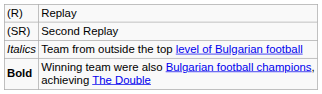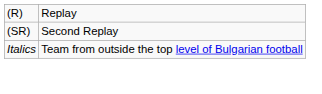- row: (20, 73)
